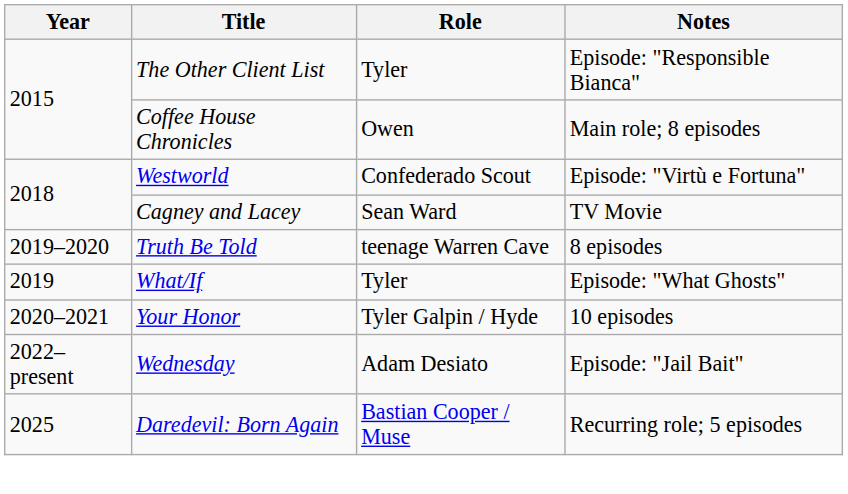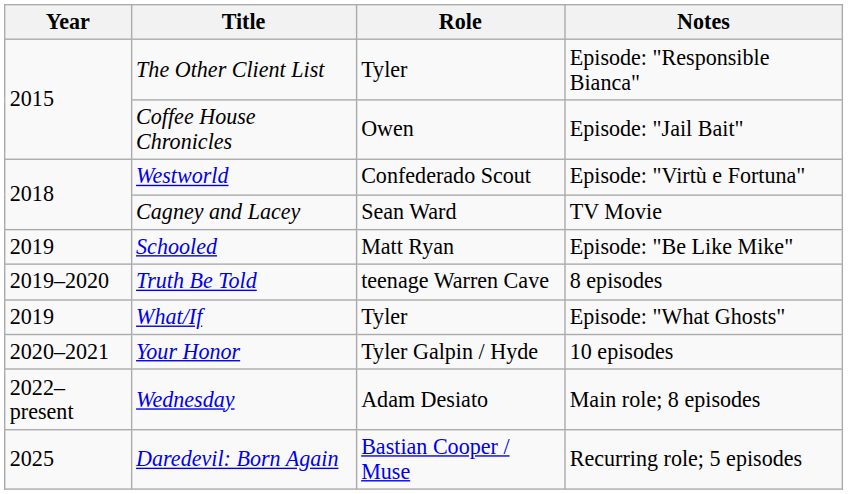(665, 129) Main role; 8 episodes -> (657, 129) Episode: "Jail Bait"
+ row: (177, 246)
(657, 364) Episode: "Jail Bait" -> (665, 399) Main role; 8 episodes
